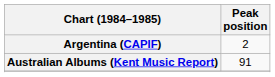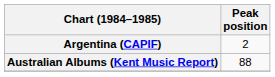(245, 62) 91 -> (245, 62) 88
